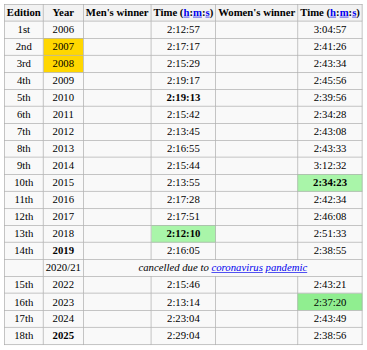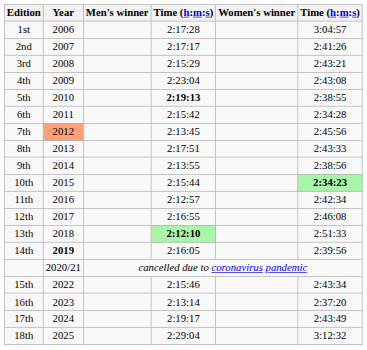(183, 30) 2:12:57 -> (183, 30) 2:17:28
(63, 47) gold background -> (63, 47) no background
(63, 64) gold background -> (63, 64) no background
(330, 64) 2:43:34 -> (330, 64) 2:43:21
(183, 81) 2:19:17 -> (183, 81) 2:23:04
(330, 81) 2:45:56 -> (330, 81) 2:43:08
(330, 98) 2:39:56 -> (330, 98) 2:38:55
(63, 132) no background -> (63, 132) lightsalmon background
(330, 132) 2:43:08 -> (330, 132) 2:45:56
(183, 149) 2:16:55 -> (183, 149) 2:17:51
(183, 166) 2:15:44 -> (183, 166) 2:13:55
(330, 166) 3:12:32 -> (330, 166) 2:38:56
(183, 183) 2:13:55 -> (183, 183) 2:15:44
(183, 200) 2:17:28 -> (183, 200) 2:12:57
(183, 217) 2:17:51 -> (183, 217) 2:16:55
(330, 251) 2:38:55 -> (330, 251) 2:39:56
(330, 285) 2:43:21 -> (330, 285) 2:43:34
(330, 302) lightgreen background -> (330, 302) no background
(183, 319) 2:23:04 -> (183, 319) 2:19:17
(63, 336) bold -> (63, 336) normal
(330, 336) 2:38:56 -> (330, 336) 3:12:32
